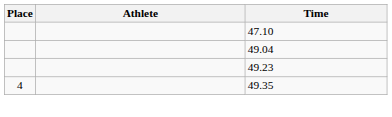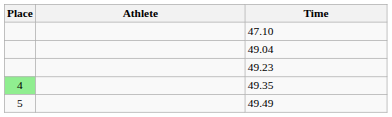(20, 85) no background -> (20, 85) lightgreen background
+ row: (261, 103)
